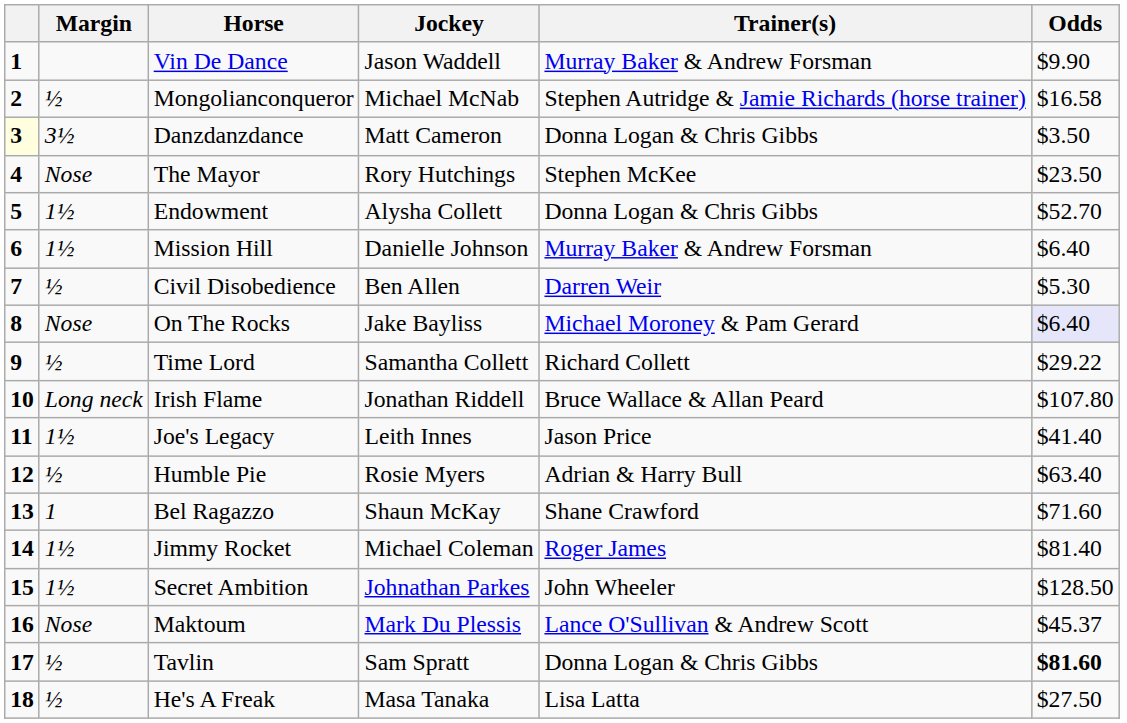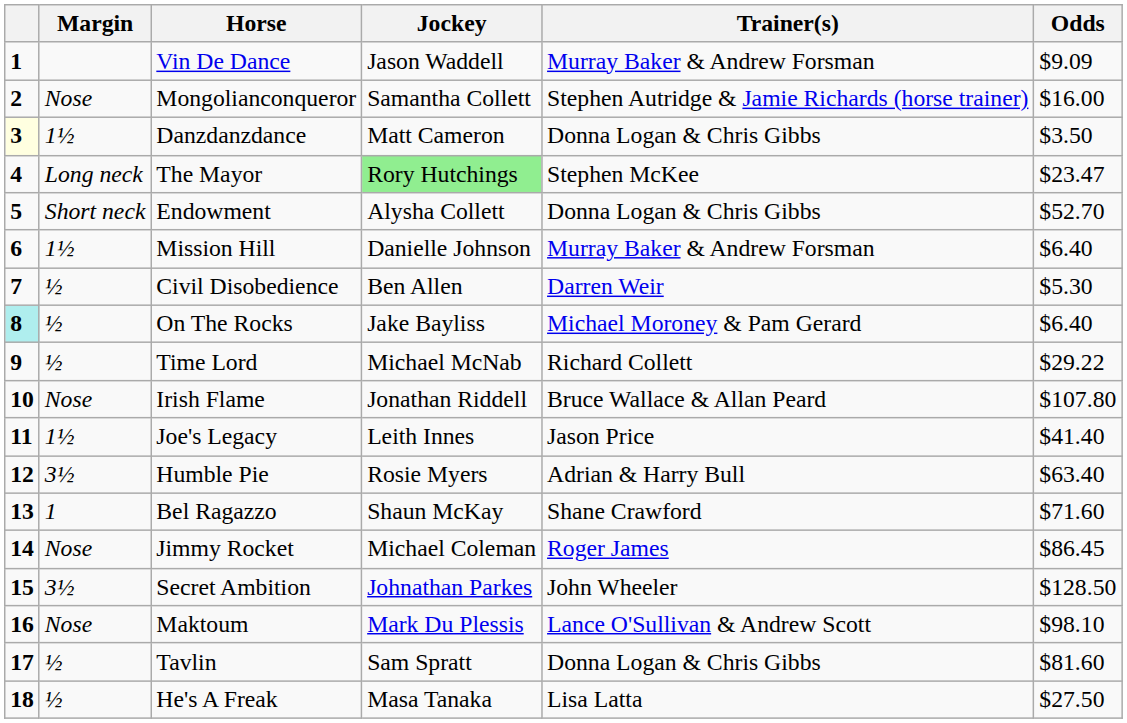(1063, 60) $9.90 -> (1066, 60) $9.09
(54, 98) ½ -> (68, 98) Nose
(442, 98) Michael McNab -> (449, 98) Samantha Collett
(1069, 98) $16.58 -> (1072, 98) $16.00
(60, 135) 3½ -> (60, 135) 1½
(68, 173) Nose -> (94, 173) Long neck
(440, 173) no background -> (442, 173) lightgreen background
(1069, 173) $23.50 -> (1072, 173) $23.47
(60, 211) 1½ -> (95, 211) Short neck
(16, 323) no background -> (16, 323) paleturquoise background
(68, 323) Nose -> (54, 323) ½
(1063, 323) lavender background -> (1066, 323) no background
(446, 361) Samantha Collett -> (444, 361) Michael McNab
(94, 398) Long neck -> (68, 398) Nose
(54, 473) ½ -> (60, 473) 3½
(60, 549) 1½ -> (68, 549) Nose
(1069, 549) $81.40 -> (1072, 549) $86.45
(60, 586) 1½ -> (60, 586) 3½
(1069, 624) $45.37 -> (1072, 624) $98.10
(1069, 661) bold -> (1072, 661) normal
